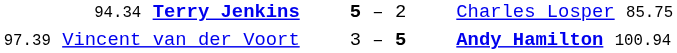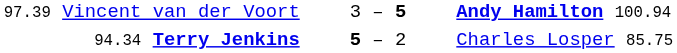rows swapped: (152, 40) <-> (197, 12)
